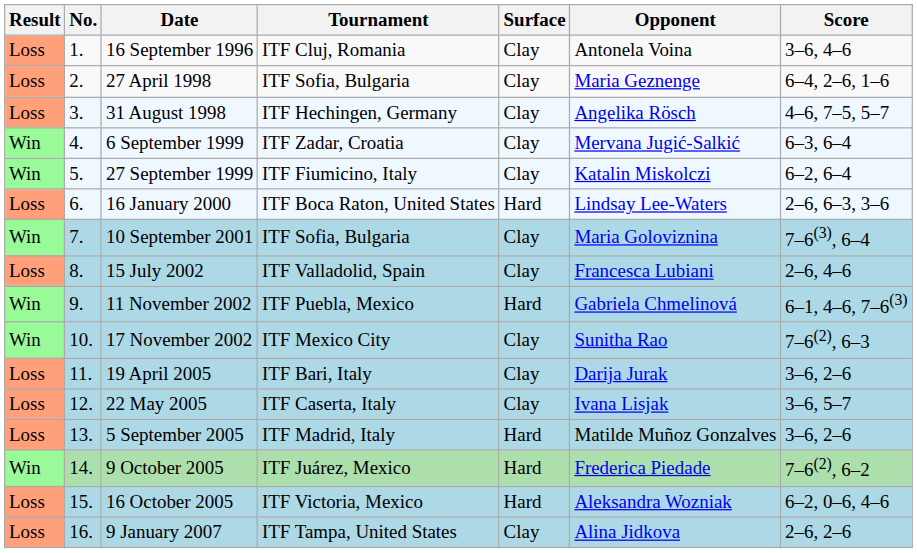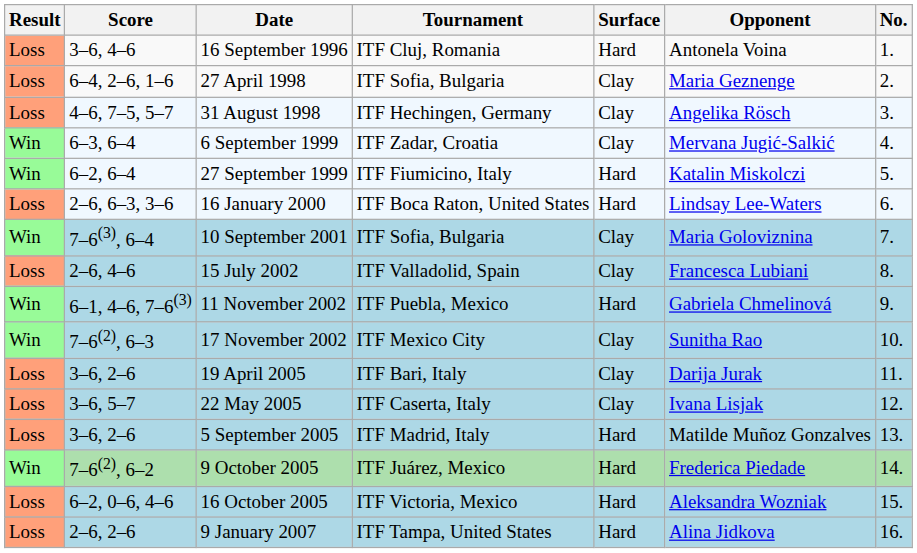columns swapped: (83, 19) <-> (846, 19)
(521, 50) Clay -> (617, 50) Hard
(521, 173) Clay -> (617, 173) Hard
(521, 531) Clay -> (617, 531) Hard
